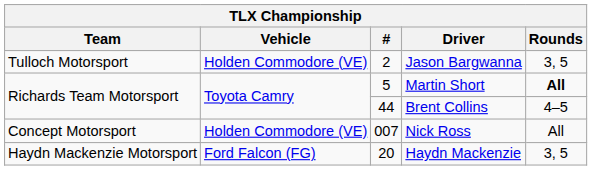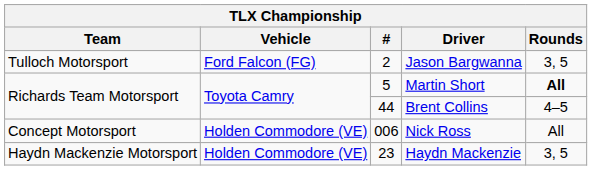(286, 61) Holden Commodore (VE) -> (260, 61) Ford Falcon (FG)
(386, 130) 007 -> (386, 130) 006
(260, 153) Ford Falcon (FG) -> (286, 153) Holden Commodore (VE)
(386, 153) 20 -> (386, 153) 23
